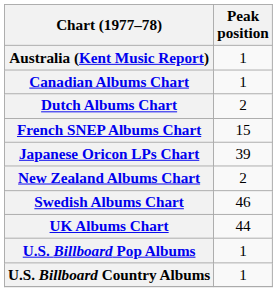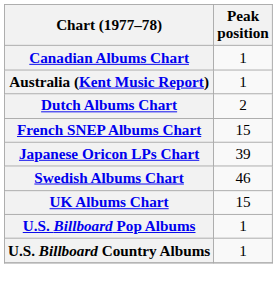rows swapped: (109, 57) <-> (109, 81)
- row: (109, 178)
(243, 226) 44 -> (243, 202) 15
